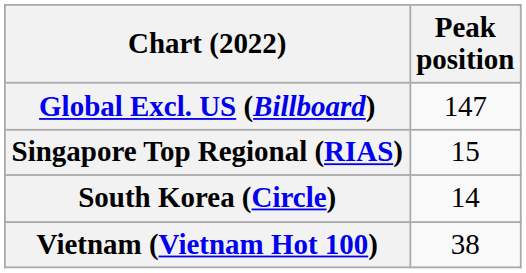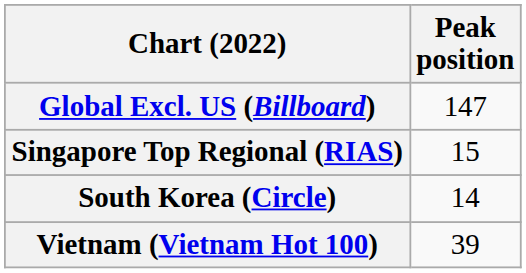(465, 243) 38 -> (465, 243) 39
